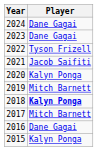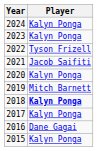(53, 24) Dane Gagai -> (55, 24) Kalyn Ponga
(53, 37) Dane Gagai -> (55, 37) Kalyn Ponga
(60, 114) Mitch Barnett -> (55, 114) Kalyn Ponga
